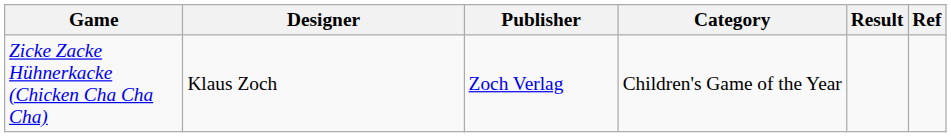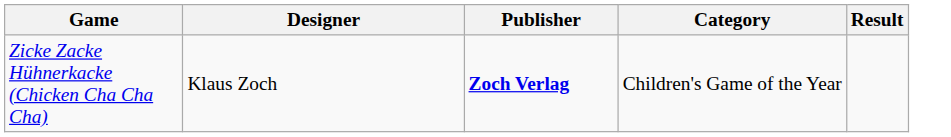- column: (927, 19)
(516, 83) normal -> (519, 83) bold
